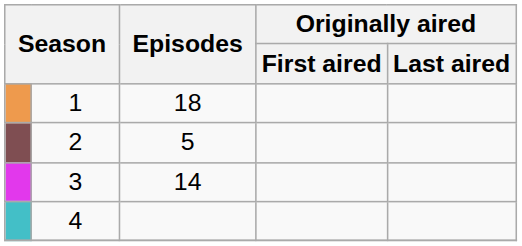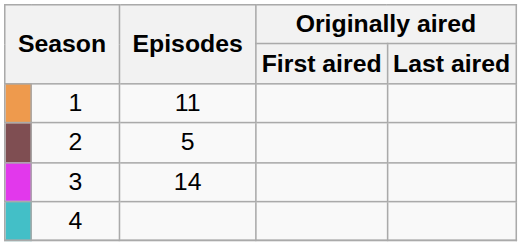(188, 102) 18 -> (188, 102) 11
